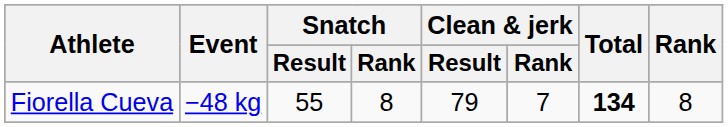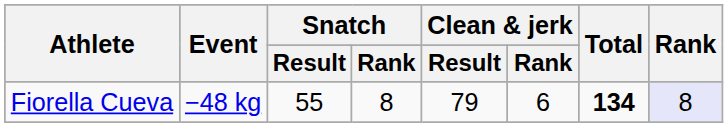(543, 103) 7 -> (543, 103) 6
(686, 103) no background -> (686, 103) lavender background
